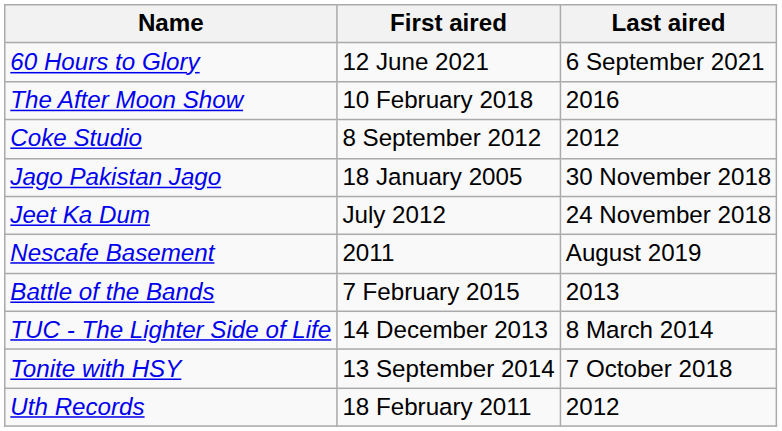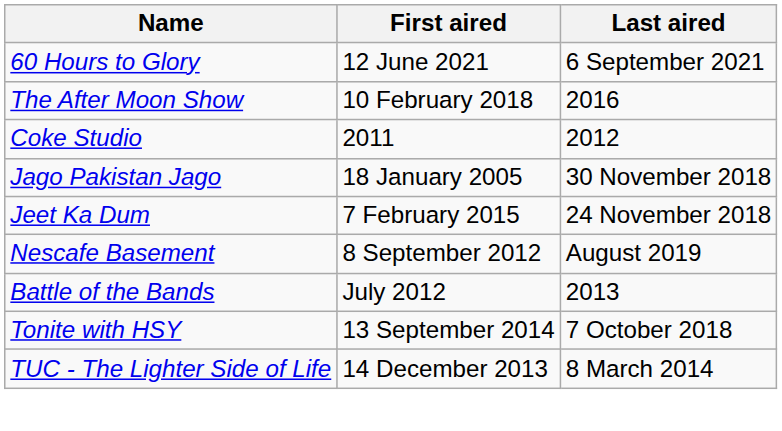(442, 138) 8 September 2012 -> (368, 138) 2011
(394, 215) July 2012 -> (431, 215) 7 February 2015
(368, 253) 2011 -> (442, 253) 8 September 2012
(431, 291) 7 February 2015 -> (394, 291) July 2012
rows swapped: (96, 368) <-> (171, 330)
- row: (77, 406)
